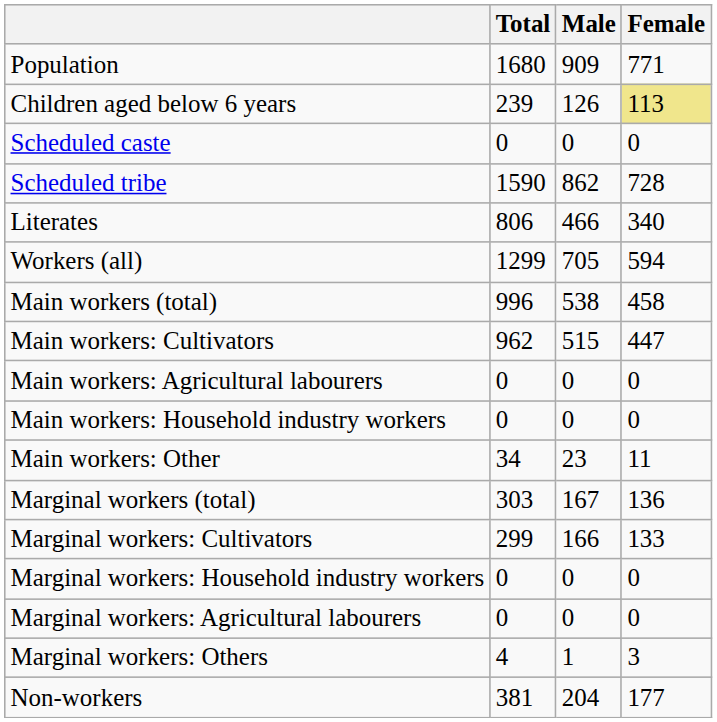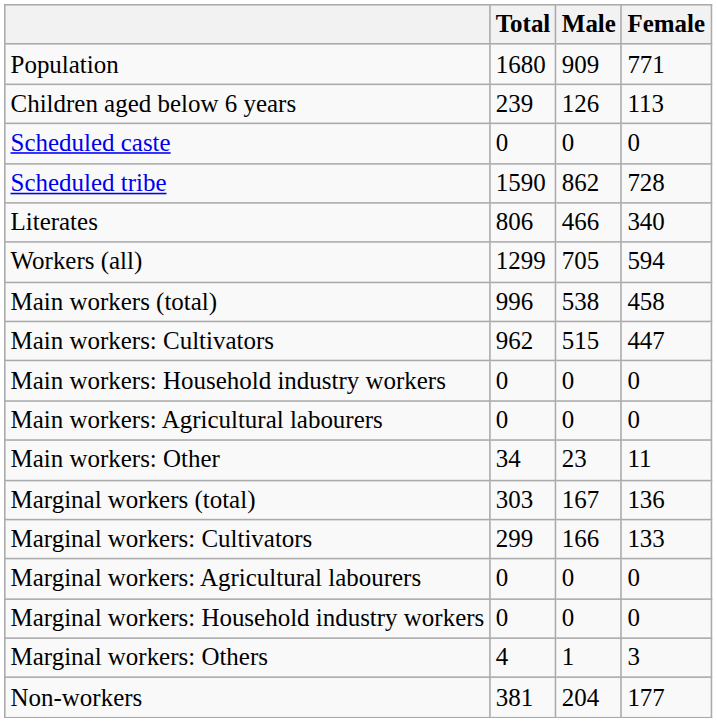(646, 103) khaki background -> (646, 103) no background
rows swapped: (197, 380) <-> (228, 420)
rows swapped: (216, 618) <-> (247, 578)
